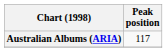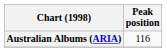(143, 39) 117 -> (143, 39) 116
